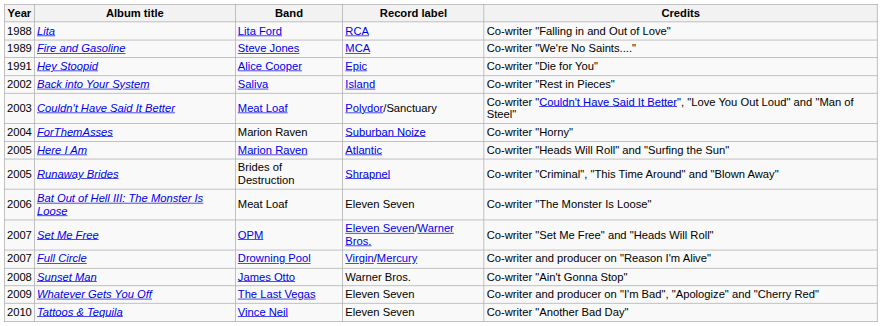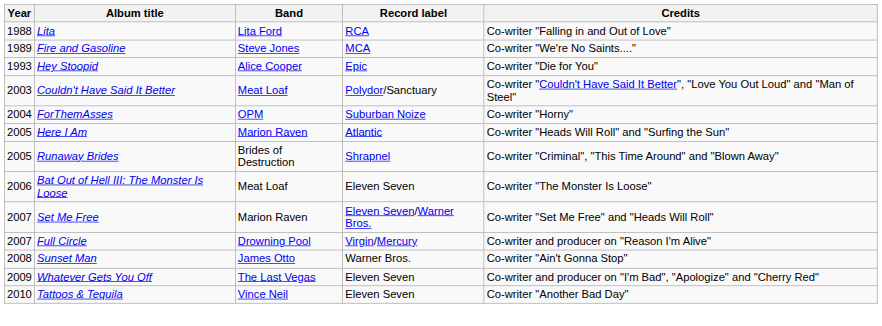(19, 66) 1991 -> (19, 66) 1993
- row: (93, 84)
(273, 132) Marion Raven -> (251, 114) OPM
(251, 235) OPM -> (273, 217) Marion Raven
